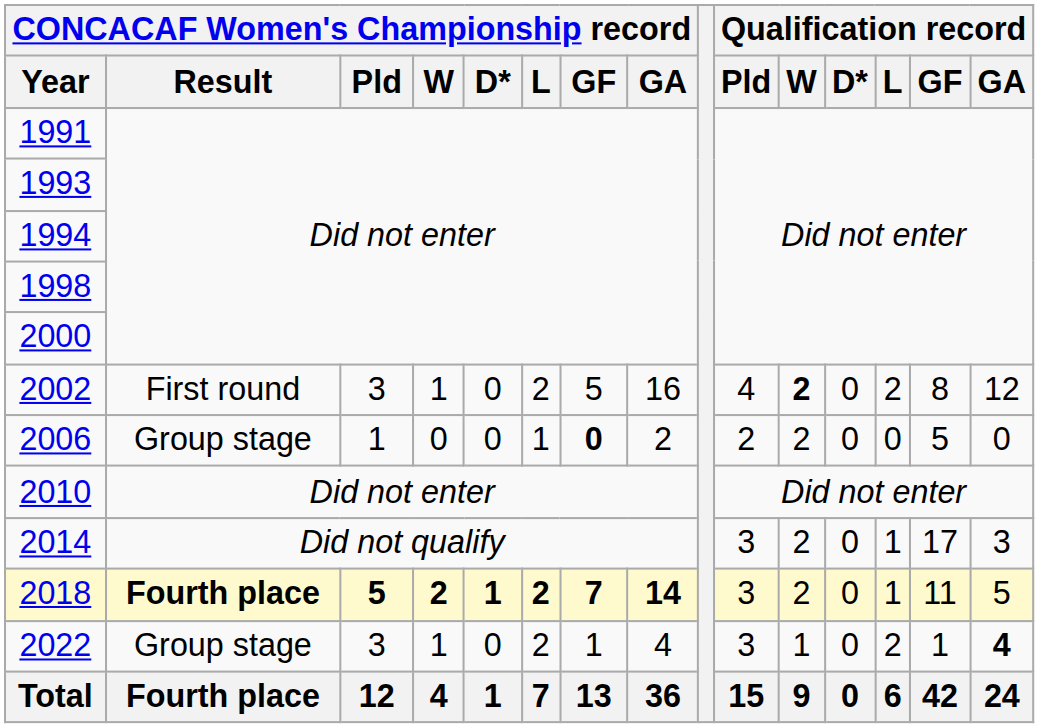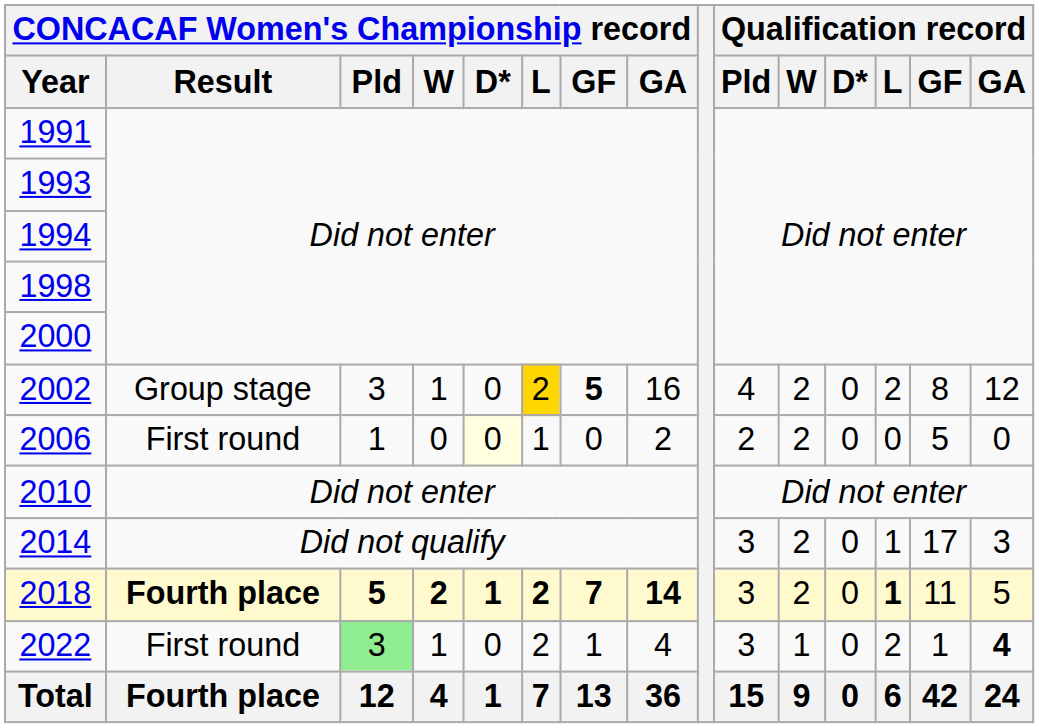(223, 388) First round -> (223, 388) Group stage
(541, 388) no background -> (541, 388) gold background
(594, 388) normal -> (594, 388) bold
(802, 388) bold -> (802, 388) normal
(223, 440) Group stage -> (223, 440) First round
(493, 440) no background -> (493, 440) lightyellow background
(594, 440) bold -> (594, 440) normal
(893, 593) normal -> (893, 593) bold
(223, 645) Group stage -> (223, 645) First round
(377, 645) no background -> (377, 645) lightgreen background
